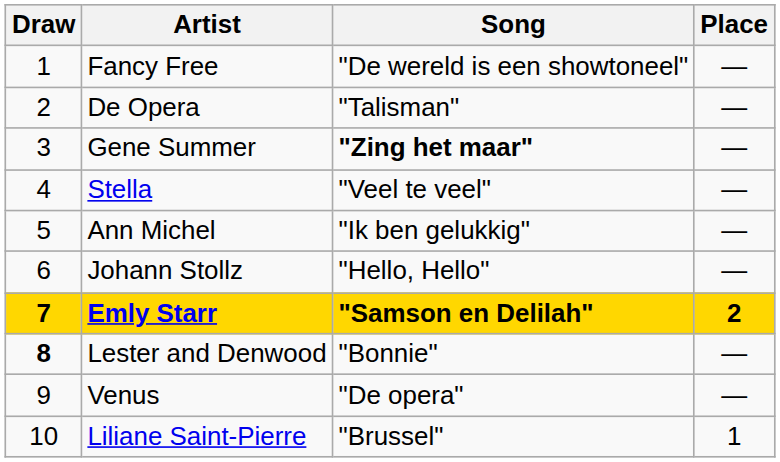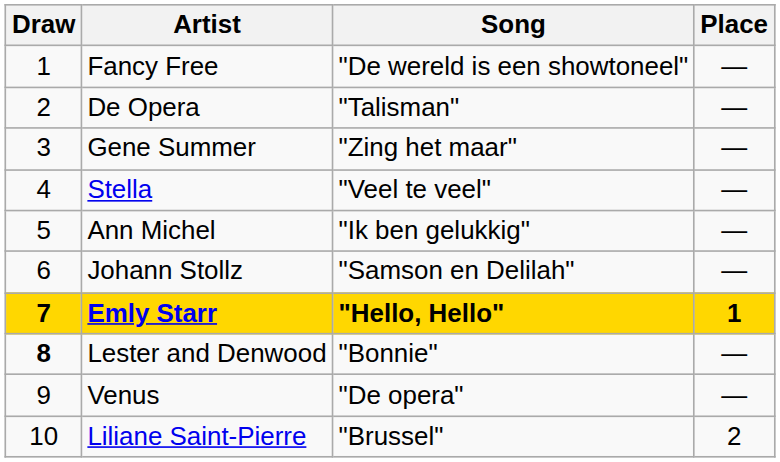(436, 148) bold -> (428, 148) normal
(414, 271) "Hello, Hello" -> (457, 271) "Samson en Delilah"
(466, 312) "Samson en Delilah" -> (421, 312) "Hello, Hello"
(734, 312) 2 -> (734, 312) 1
(734, 436) 1 -> (734, 436) 2
